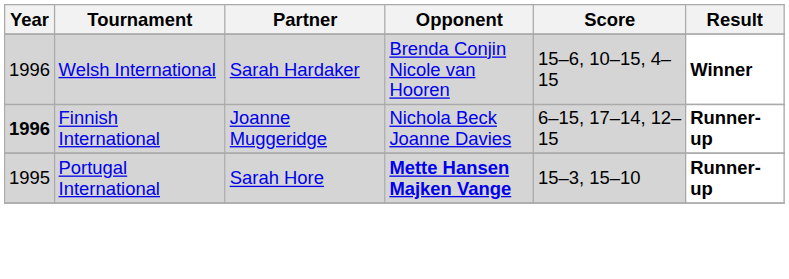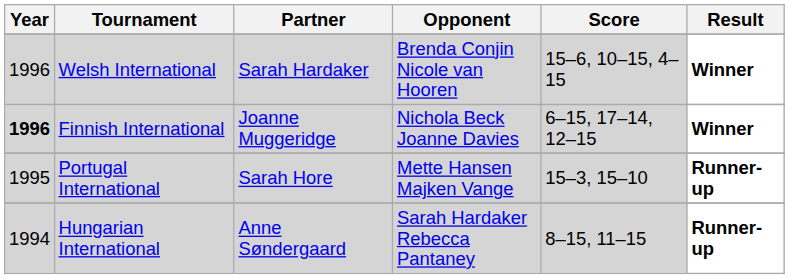(726, 129) Runner-up -> (723, 129) Winner
(450, 179) bold -> (455, 179) normal
+ row: (109, 238)
